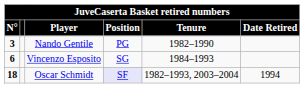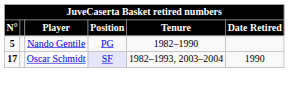(12, 43) 3 -> (12, 43) 5
- row: (64, 59)
(12, 75) 18 -> (12, 59) 17
(270, 75) 1994 -> (255, 59) 1990
